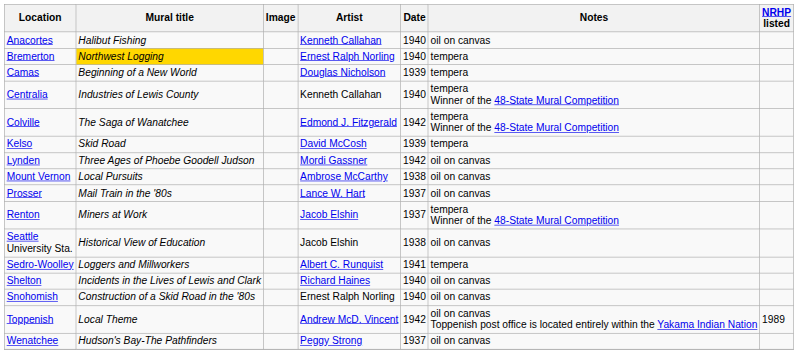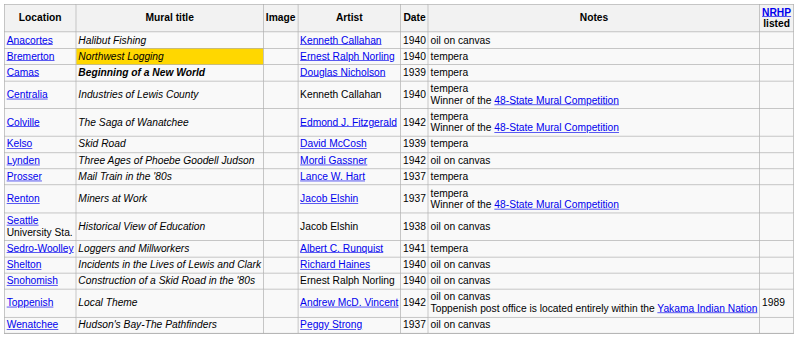(138, 72) normal -> (142, 72) bold
- row: (39, 177)
(460, 193) oil on canvas -> (449, 177) tempera
